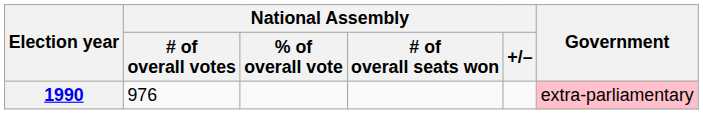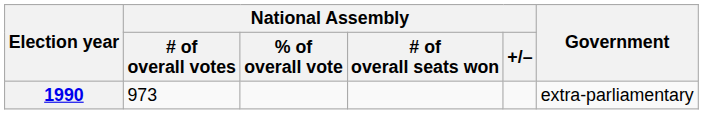(142, 94) 976 -> (142, 94) 973
(617, 94) pink background -> (617, 94) no background
